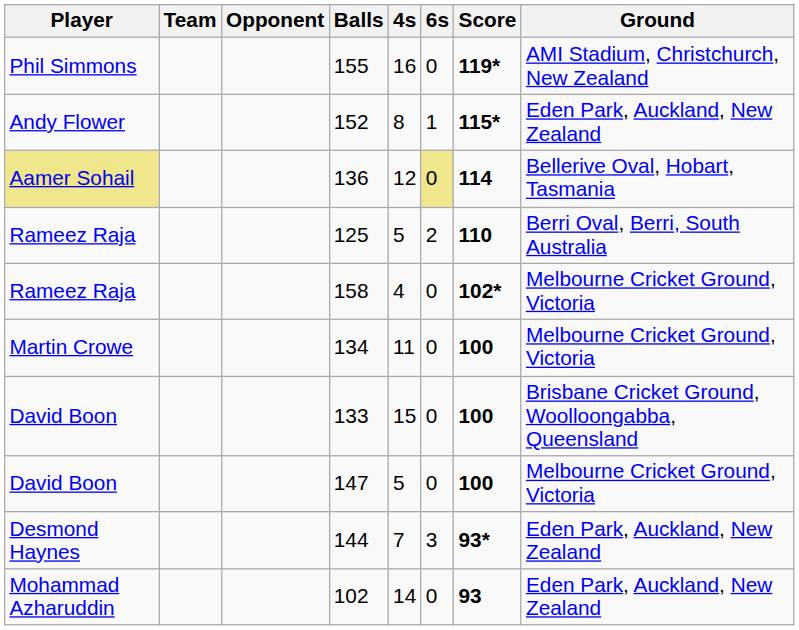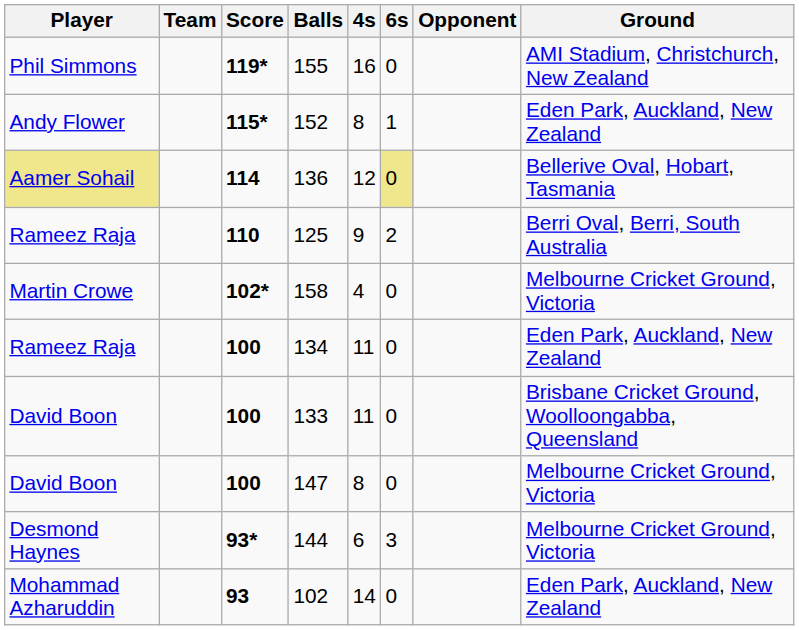columns swapped: (487, 20) <-> (275, 20)
(399, 234) 5 -> (358, 234) 9
(72, 291) Rameez Raja -> (71, 291) Martin Crowe
(71, 347) Martin Crowe -> (72, 347) Rameez Raja
(651, 347) Melbourne Cricket Ground, Victoria -> (649, 347) Eden Park, Auckland, New Zealand
(405, 415) 15 -> (364, 415) 11
(399, 483) 5 -> (358, 483) 8
(399, 540) 7 -> (358, 540) 6
(649, 540) Eden Park, Auckland, New Zealand -> (651, 540) Melbourne Cricket Ground, Victoria
